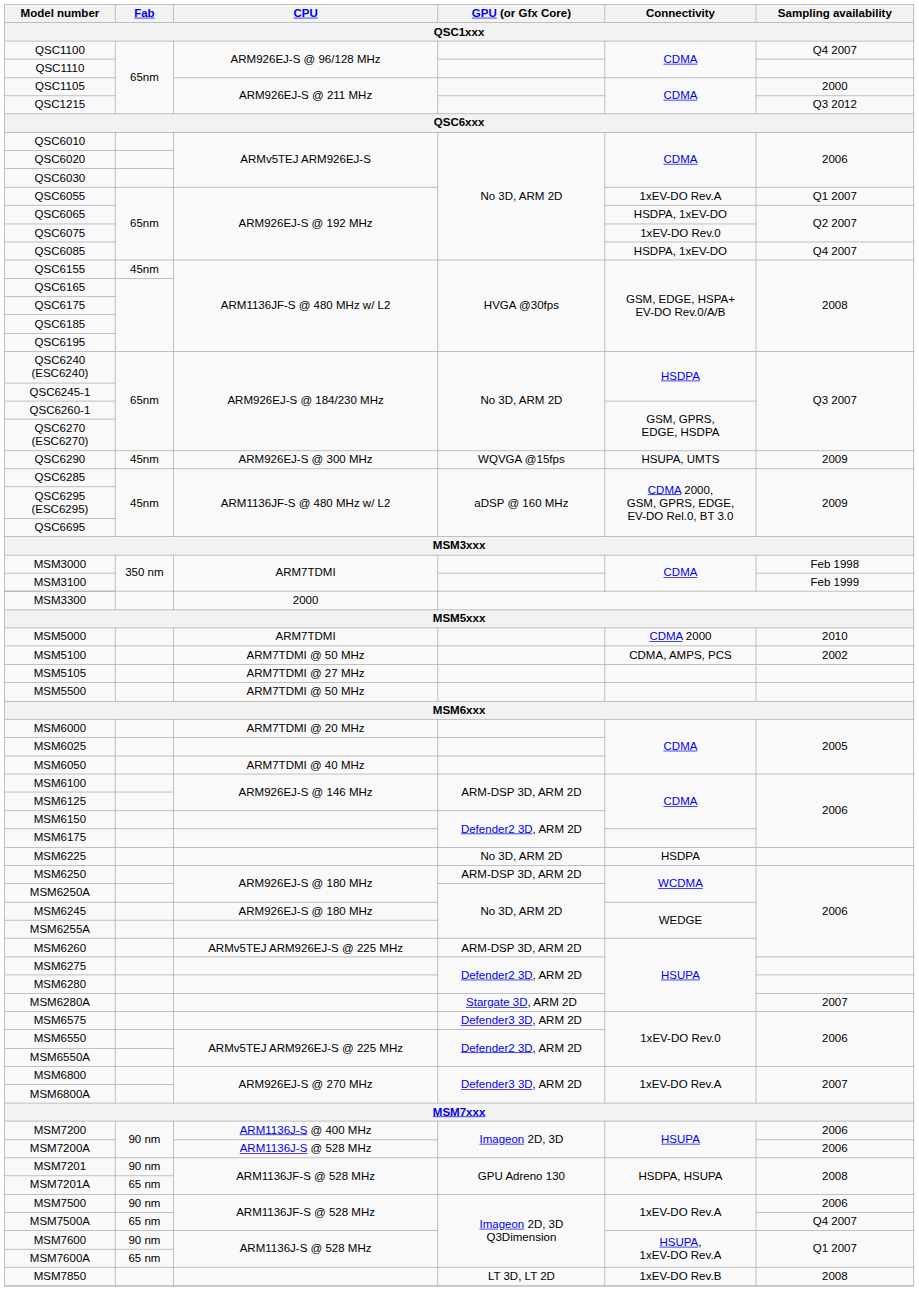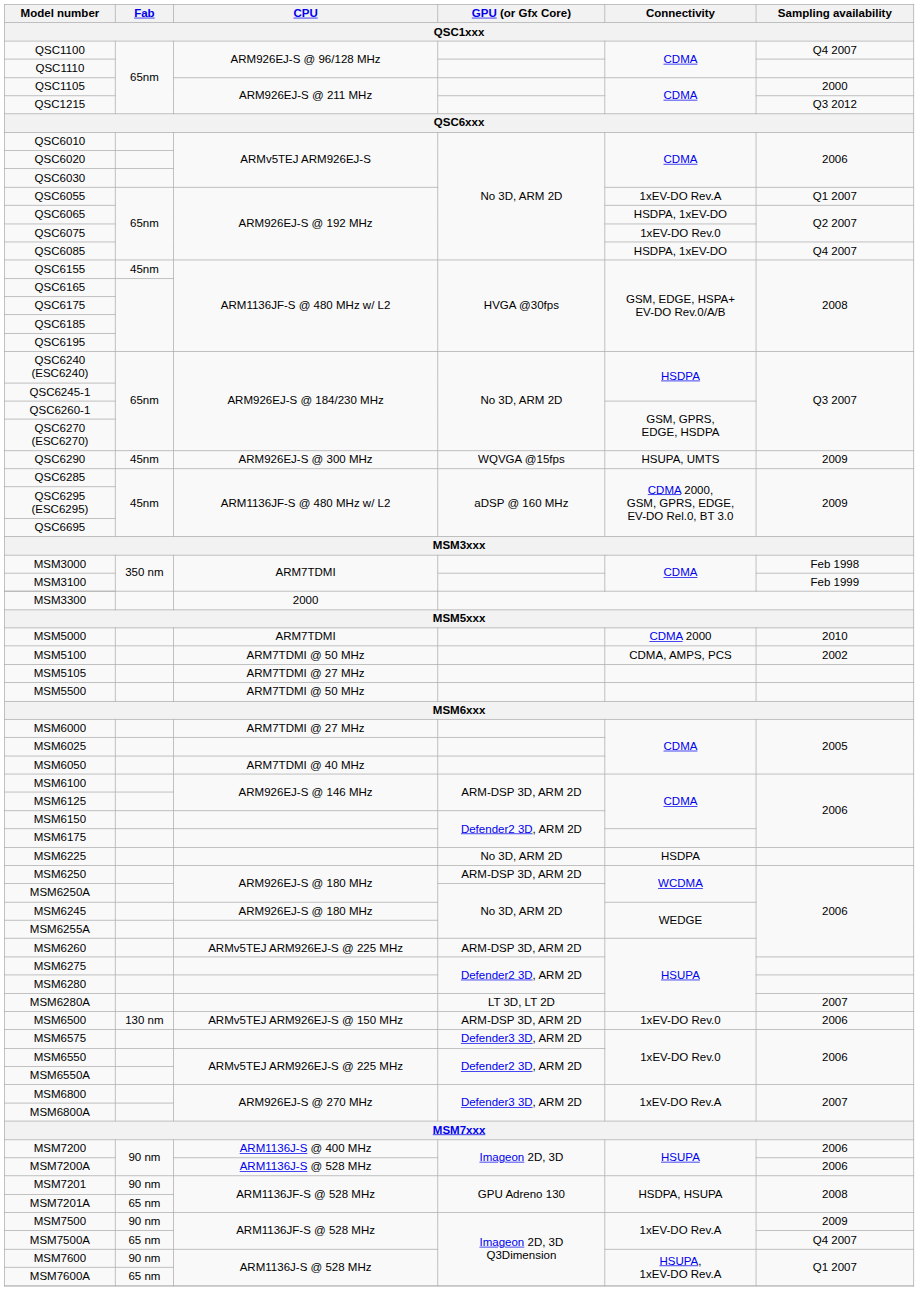(306, 728) ARM7TDMI @ 20 MHz -> (306, 728) ARM7TDMI @ 27 MHz
(521, 1002) Stargate 3D, ARM 2D -> (521, 1002) LT 3D, LT 2D
+ row: (60, 1020)
(835, 1203) 2006 -> (835, 1221) 2009
- row: (60, 1276)
